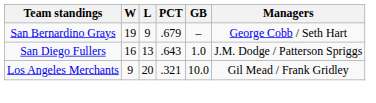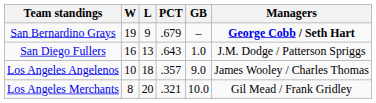(288, 32) normal -> (292, 32) bold
+ row: (63, 70)
(130, 70) 9 -> (130, 88) 8
